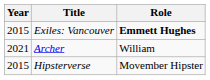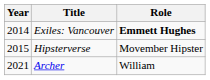(18, 30) 2015 -> (18, 30) 2014
rows swapped: (62, 65) <-> (49, 48)
